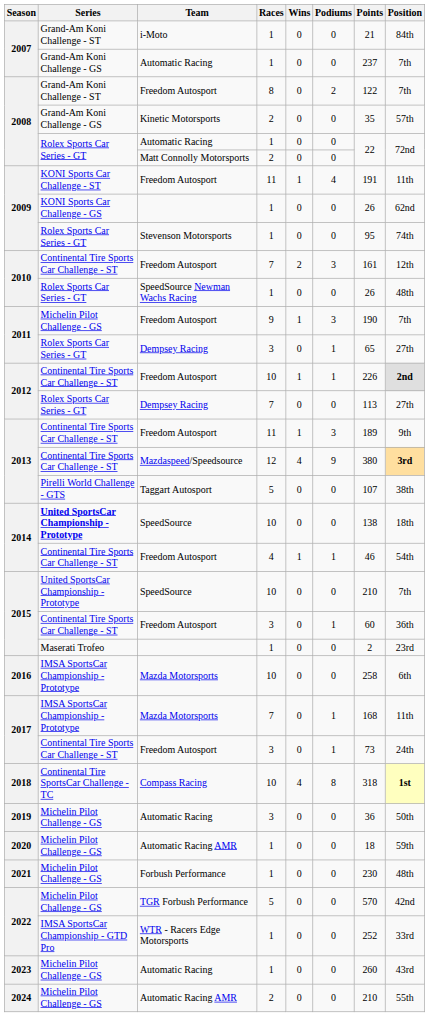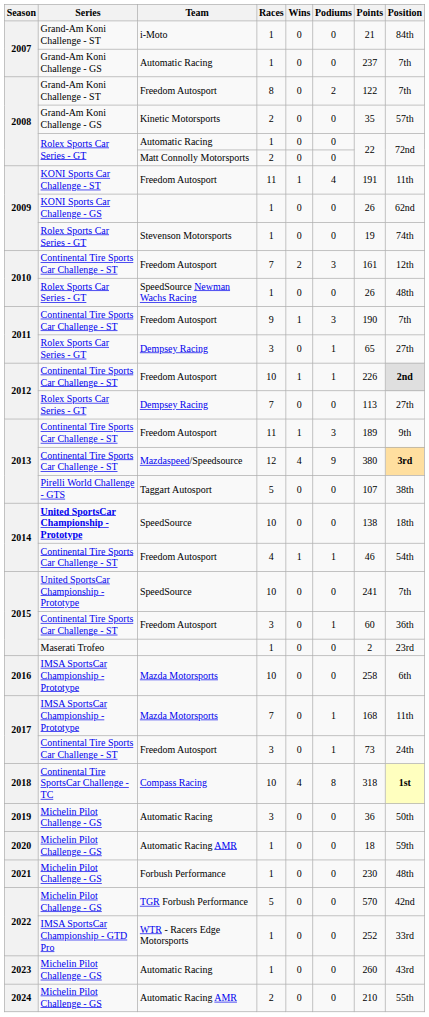(370, 236) 95 -> (370, 236) 19
(71, 321) Michelin Pilot Challenge - GS -> (87, 321) Continental Tire Sports Car Challenge - ST
(370, 591) 210 -> (370, 591) 241
